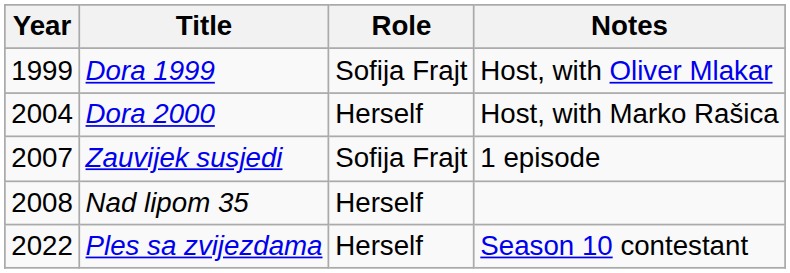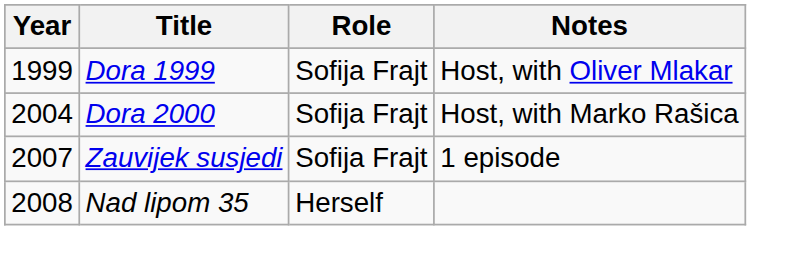(379, 114) Herself -> (361, 114) Sofija Frajt
- row: (204, 245)
